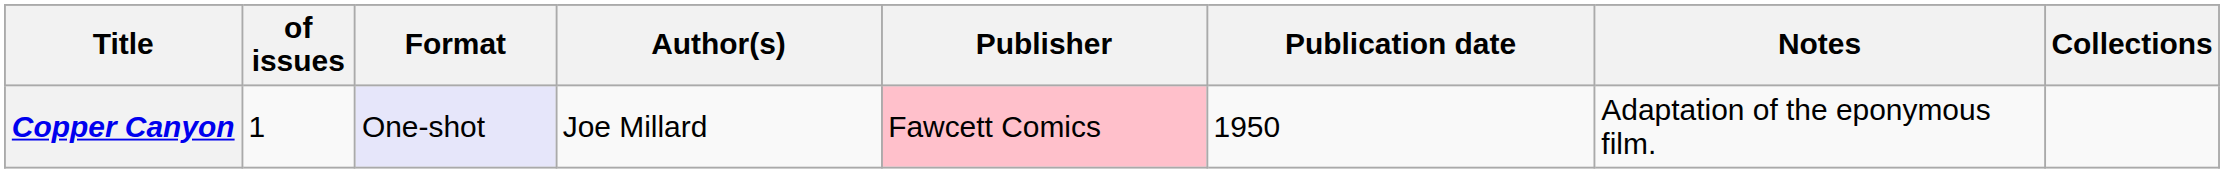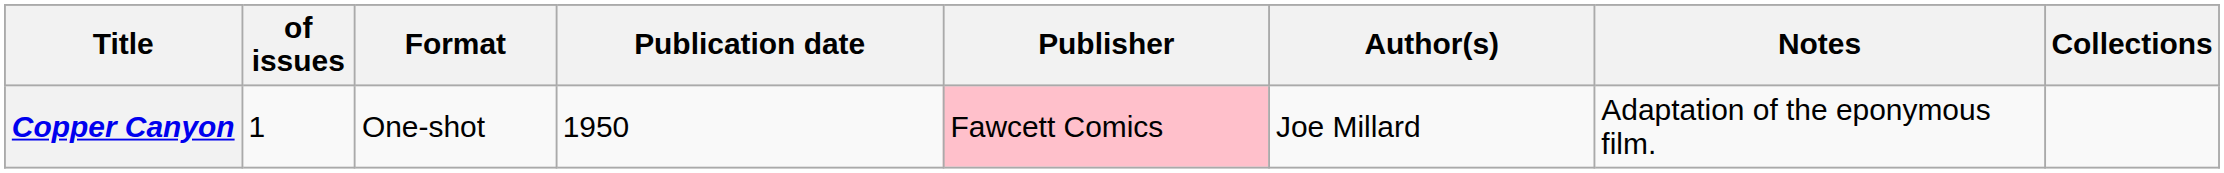columns swapped: (719, 45) <-> (1401, 45)
(423, 126) lavender background -> (423, 126) no background
